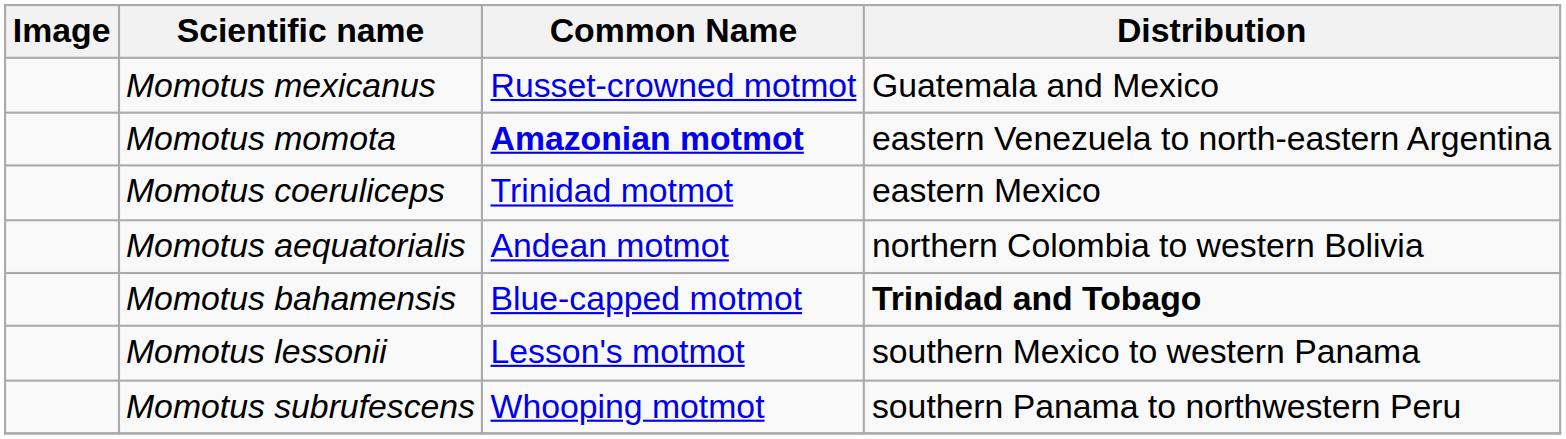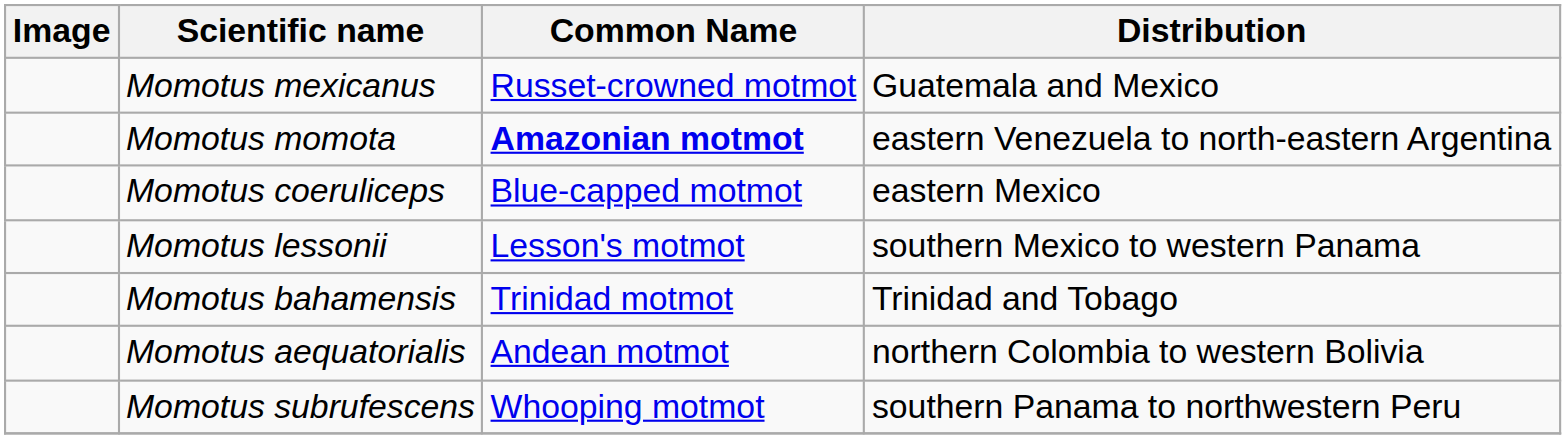(612, 191) Trinidad motmot -> (646, 191) Blue-capped motmot
rows swapped: (296, 245) <-> (256, 352)
(646, 298) Blue-capped motmot -> (612, 298) Trinidad motmot
(1037, 298) bold -> (1025, 298) normal
